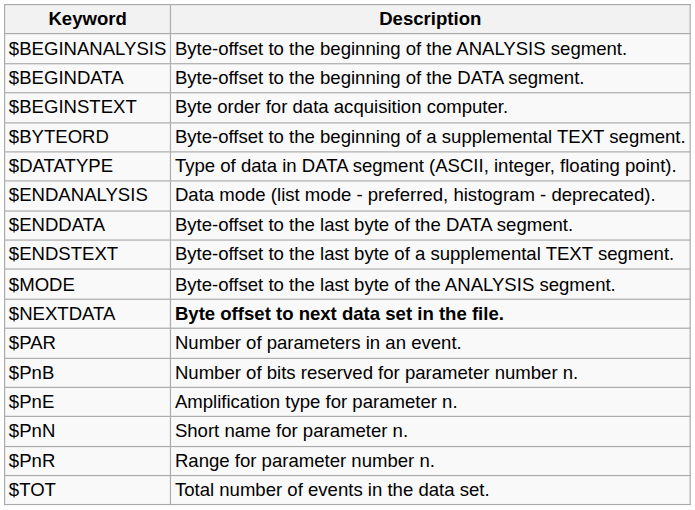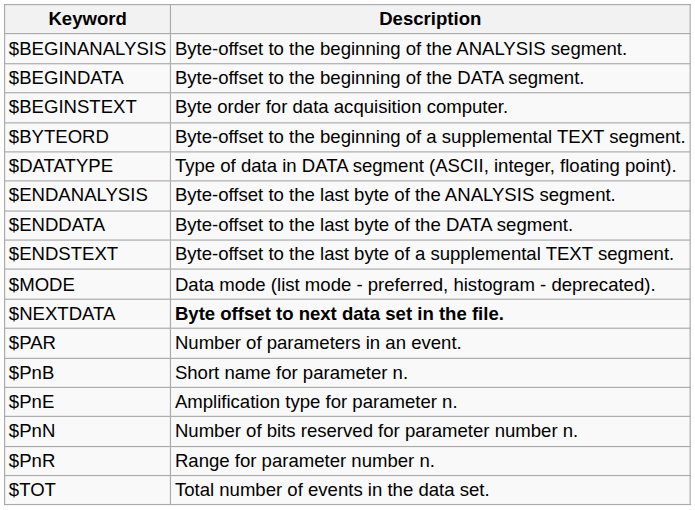(415, 195) Data mode (list mode - preferred, histogram - deprecated). -> (395, 195) Byte-offset to the last byte of the ANALYSIS segment.
(395, 284) Byte-offset to the last byte of the ANALYSIS segment. -> (415, 284) Data mode (list mode - preferred, histogram - deprecated).
(377, 372) Number of bits reserved for parameter number n. -> (291, 372) Short name for parameter n.
(291, 431) Short name for parameter n. -> (377, 431) Number of bits reserved for parameter number n.
